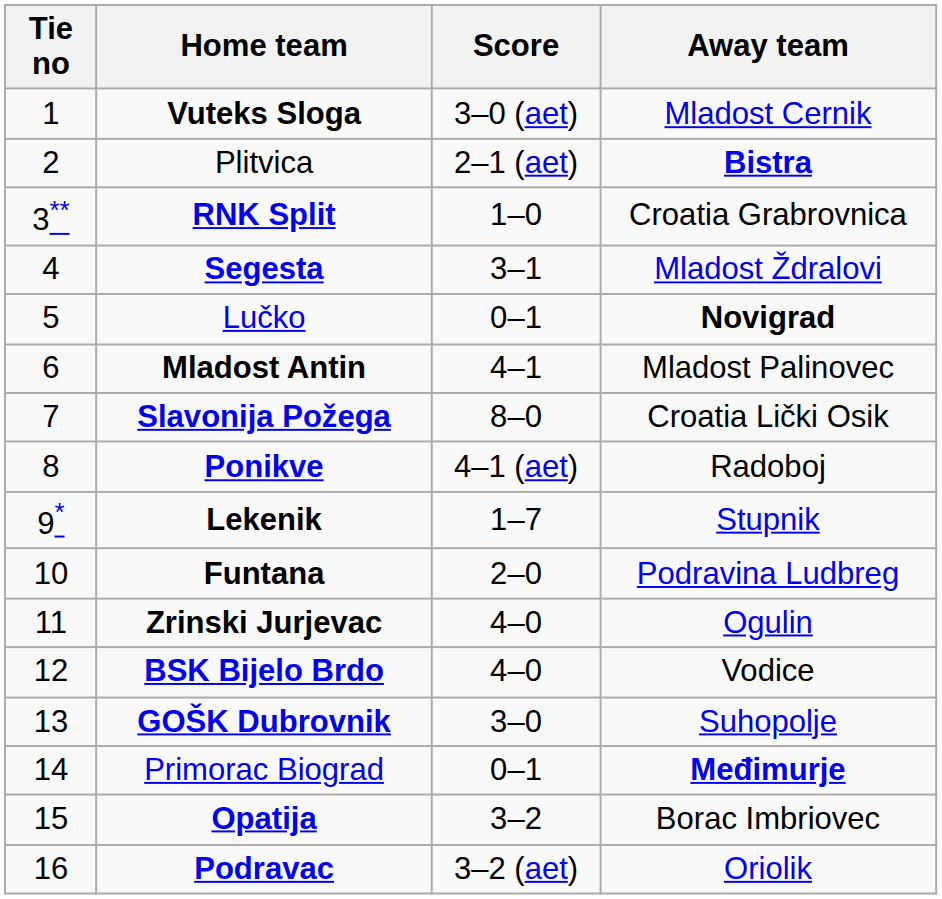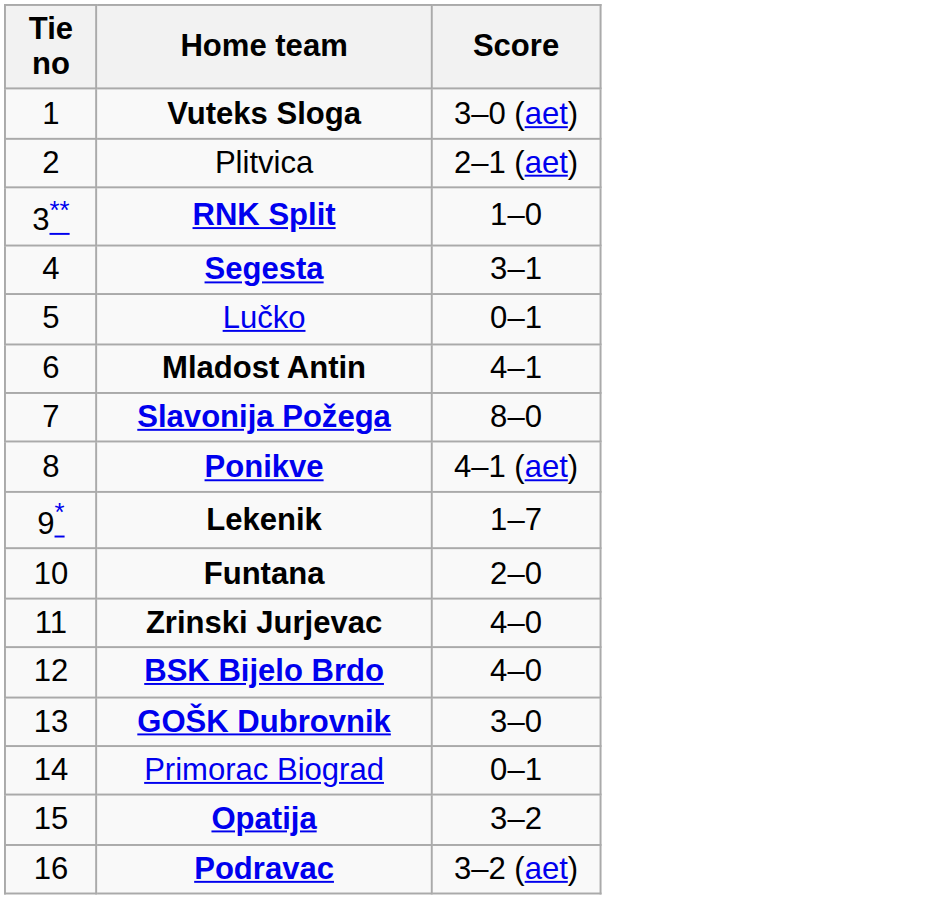- column: (768, 46)
